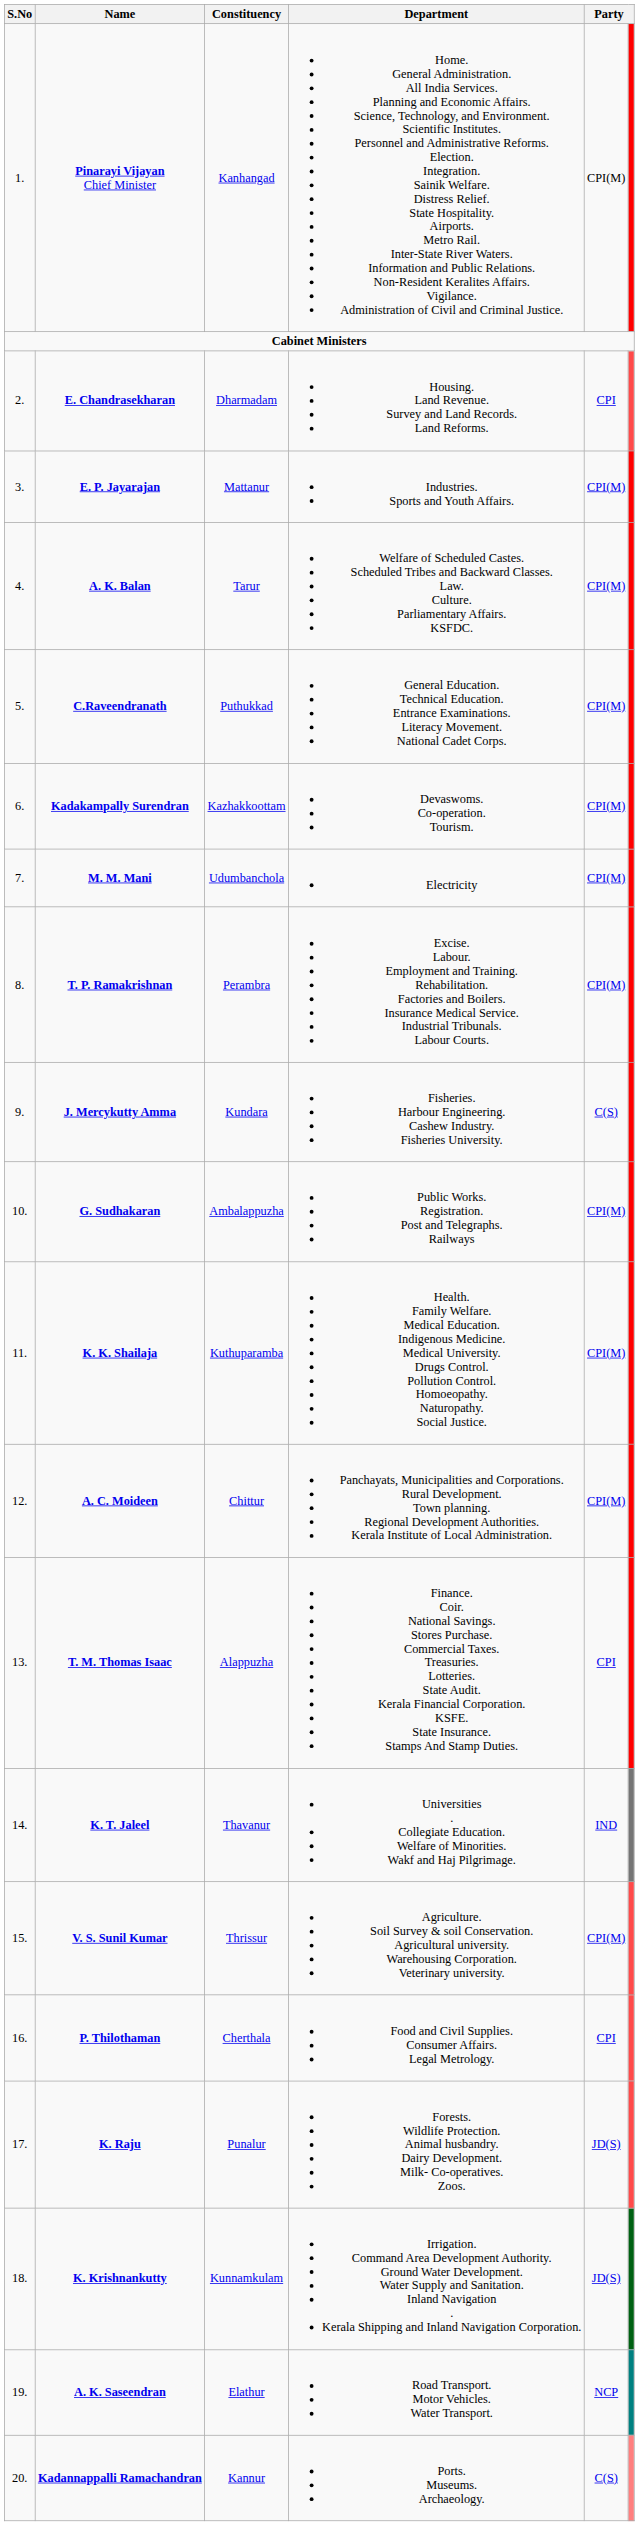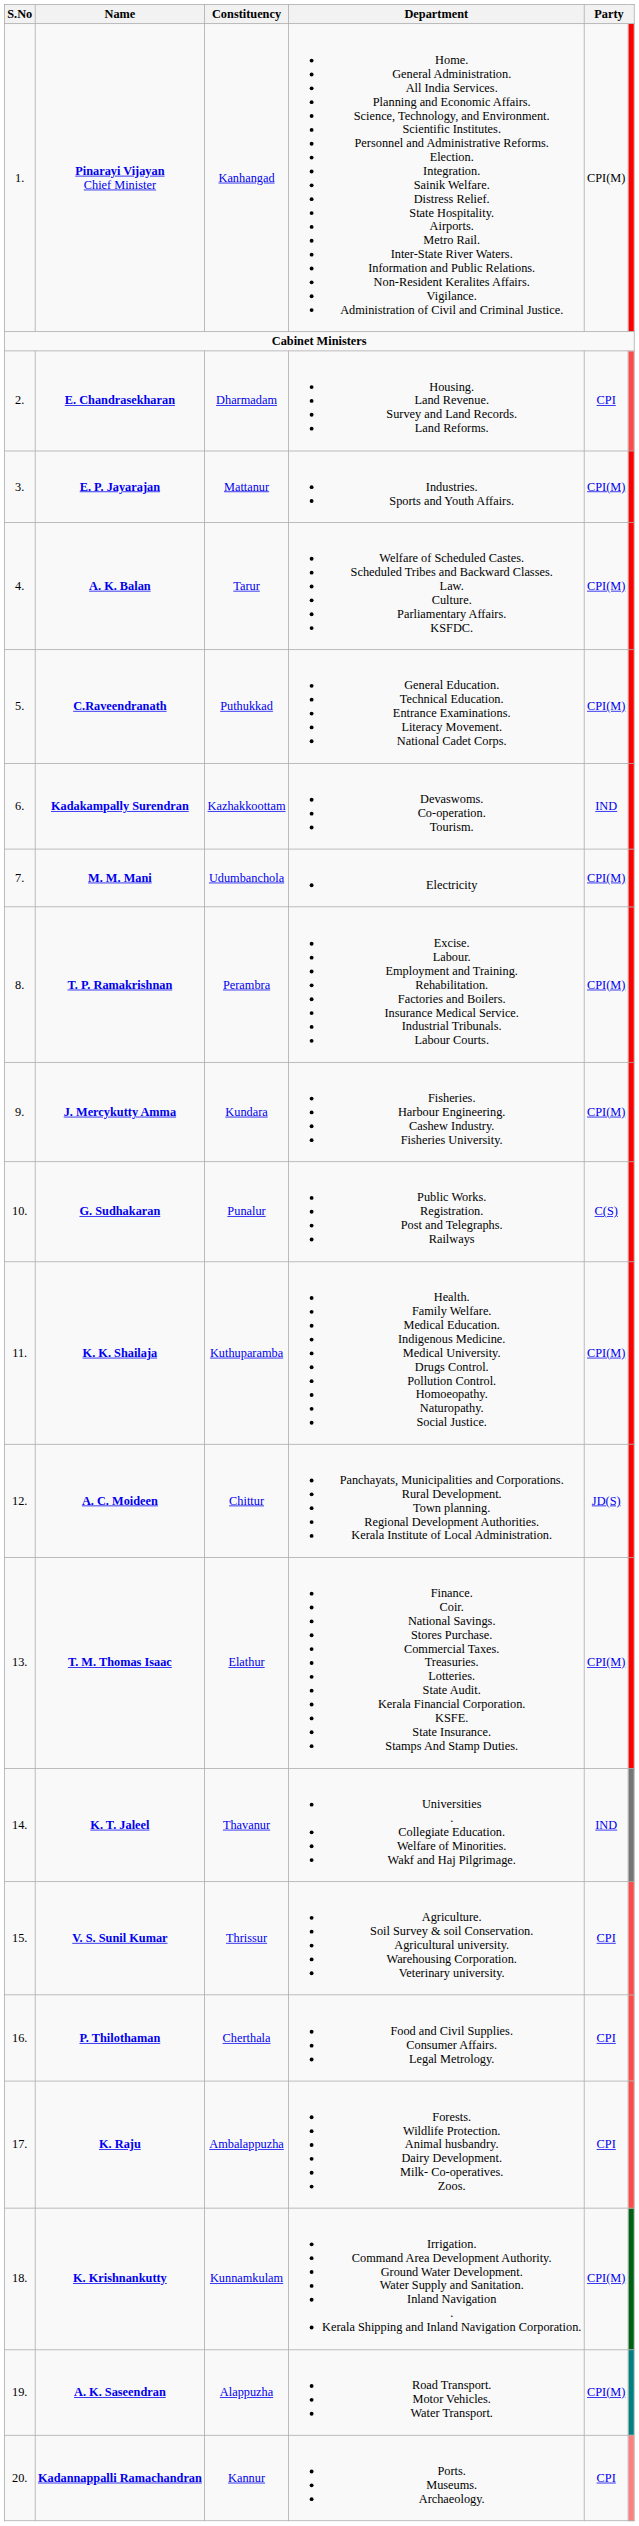(606, 806) CPI(M) -> (606, 806) IND
(606, 1112) C(S) -> (606, 1112) CPI(M)
(247, 1211) Ambalappuzha -> (247, 1211) Punalur
(606, 1211) CPI(M) -> (606, 1211) C(S)
(606, 1501) CPI(M) -> (606, 1501) JD(S)
(247, 1663) Alappuzha -> (247, 1663) Elathur
(606, 1663) CPI -> (606, 1663) CPI(M)
(606, 1938) CPI(M) -> (606, 1938) CPI
(247, 2144) Punalur -> (247, 2144) Ambalappuzha
(606, 2144) JD(S) -> (606, 2144) CPI
(606, 2278) JD(S) -> (606, 2278) CPI(M)
(247, 2392) Elathur -> (247, 2392) Alappuzha
(606, 2392) NCP -> (606, 2392) CPI(M)
(606, 2478) C(S) -> (606, 2478) CPI
